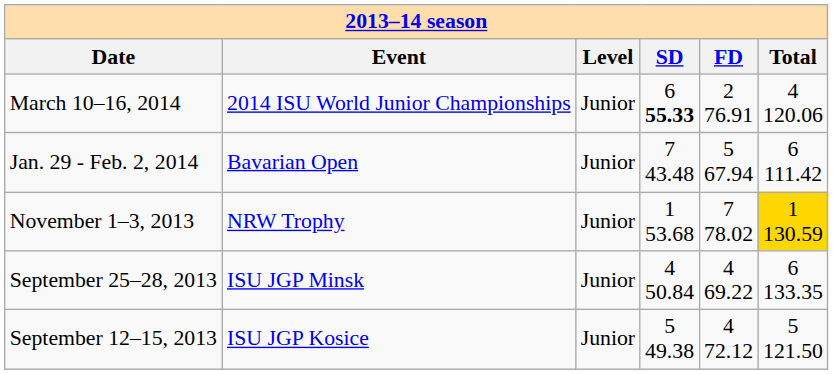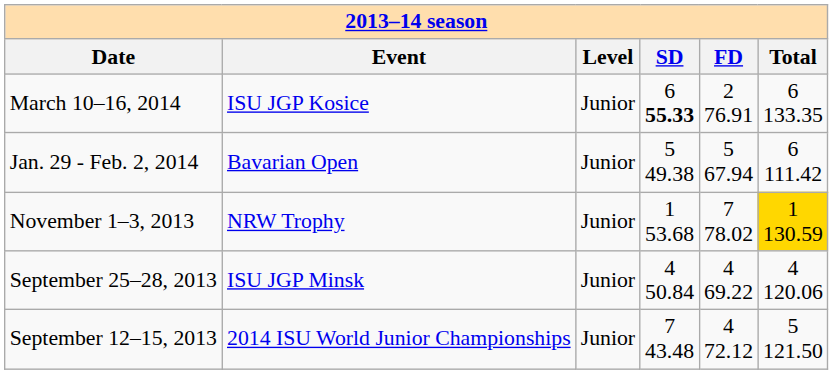(399, 103) 2014 ISU World Junior Championships -> (298, 103) ISU JGP Kosice
(793, 103) 4 120.06 -> (793, 103) 6 133.35
(670, 162) 7 43.48 -> (670, 162) 5 49.38
(793, 279) 6 133.35 -> (793, 279) 4 120.06
(298, 338) ISU JGP Kosice -> (399, 338) 2014 ISU World Junior Championships
(670, 338) 5 49.38 -> (670, 338) 7 43.48
